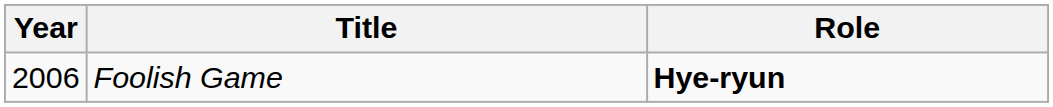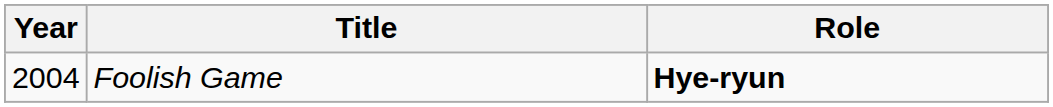(46, 76) 2006 -> (46, 76) 2004
